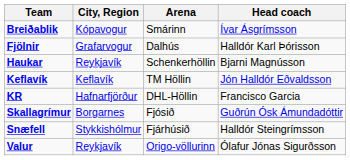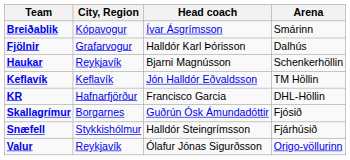columns swapped: (181, 12) <-> (282, 12)
